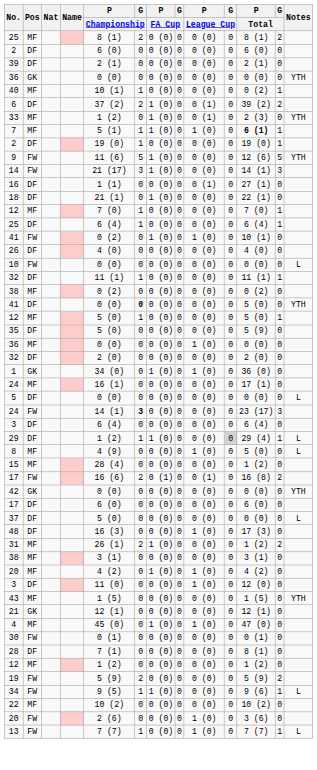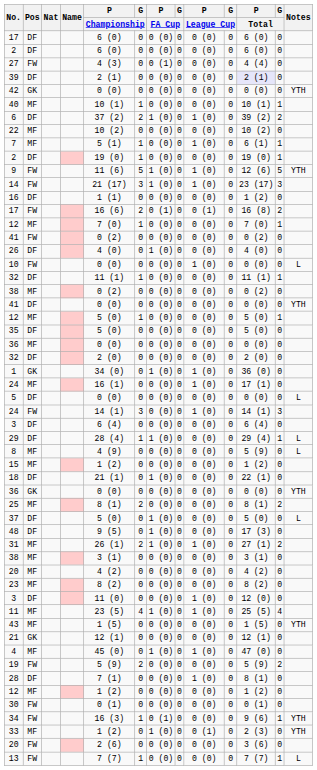rows swapped: (14, 505) <-> (14, 38)
+ row: (14, 64)
(256, 64) no background -> (256, 78) lavender background
rows swapped: (14, 492) <-> (14, 78)
(256, 91) 0 (2) -> (256, 104) 10 (1)
(204, 104) 0 (1) -> (204, 118) 1 (0)
rows swapped: (14, 705) <-> (14, 118)
(161, 131) 1 (0) -> (161, 144) 0 (0)
(256, 131) bold -> (256, 144) normal
(204, 158) 0 (0) -> (204, 171) 1 (0)
(204, 171) 0 (0) -> (204, 185) 1 (0)
(256, 171) 14 (1) -> (256, 185) 23 (17)
(204, 185) 0 (1) -> (204, 198) 0 (0)
(256, 185) 27 (1) -> (256, 198) 1 (2)
rows swapped: (14, 198) <-> (14, 478)
- row: (14, 225)
(161, 238) 1 (0) -> (161, 238) 0 (0)
(204, 238) 1 (0) -> (204, 238) 0 (0)
(256, 238) 10 (1) -> (256, 238) 0 (2)
(161, 251) 0 (0) -> (161, 251) 1 (0)
(204, 265) 0 (0) -> (204, 265) 1 (0)
(141, 305) bold -> (141, 305) normal
(256, 305) 5 (0) -> (256, 305) 0 (0)
(256, 331) 5 (9) -> (256, 331) 5 (0)
(204, 345) 1 (0) -> (204, 345) 0 (0)
(204, 385) 0 (0) -> (204, 385) 1 (0)
(141, 411) bold -> (141, 411) normal
(204, 411) 0 (0) -> (204, 411) 1 (0)
(256, 411) 23 (17) -> (256, 411) 14 (1)
(109, 438) 1 (2) -> (109, 438) 28 (4)
(231, 438) lightgrey background -> (231, 438) no background
(204, 451) 1 (0) -> (204, 451) 0 (0)
(256, 451) 5 (0) -> (256, 451) 5 (9)
(109, 465) 28 (4) -> (109, 465) 1 (2)
(161, 518) 0 (0) -> (161, 518) 1 (0)
(256, 518) 0 (0) -> (256, 518) 5 (0)
(109, 532) 16 (3) -> (109, 532) 9 (5)
(161, 532) 0 (0) -> (161, 532) 1 (0)
(204, 532) 1 (0) -> (204, 532) 0 (0)
(204, 545) 0 (0) -> (204, 545) 1 (0)
(256, 545) 1 (2) -> (256, 545) 27 (1)
(161, 572) 1 (0) -> (161, 572) 0 (0)
(204, 572) 1 (0) -> (204, 572) 0 (0)
+ row: (14, 585)
+ row: (14, 612)
rows swapped: (14, 678) <-> (14, 638)
(204, 652) 0 (0) -> (204, 678) 1 (0)
(109, 692) 9 (5) -> (109, 718) 16 (3)
(161, 692) 1 (0) -> (161, 718) 0 (1)
(298, 692) L -> (298, 718) YTH
(204, 718) 1 (0) -> (204, 745) 0 (0)
(204, 732) 1 (0) -> (204, 758) 0 (0)
